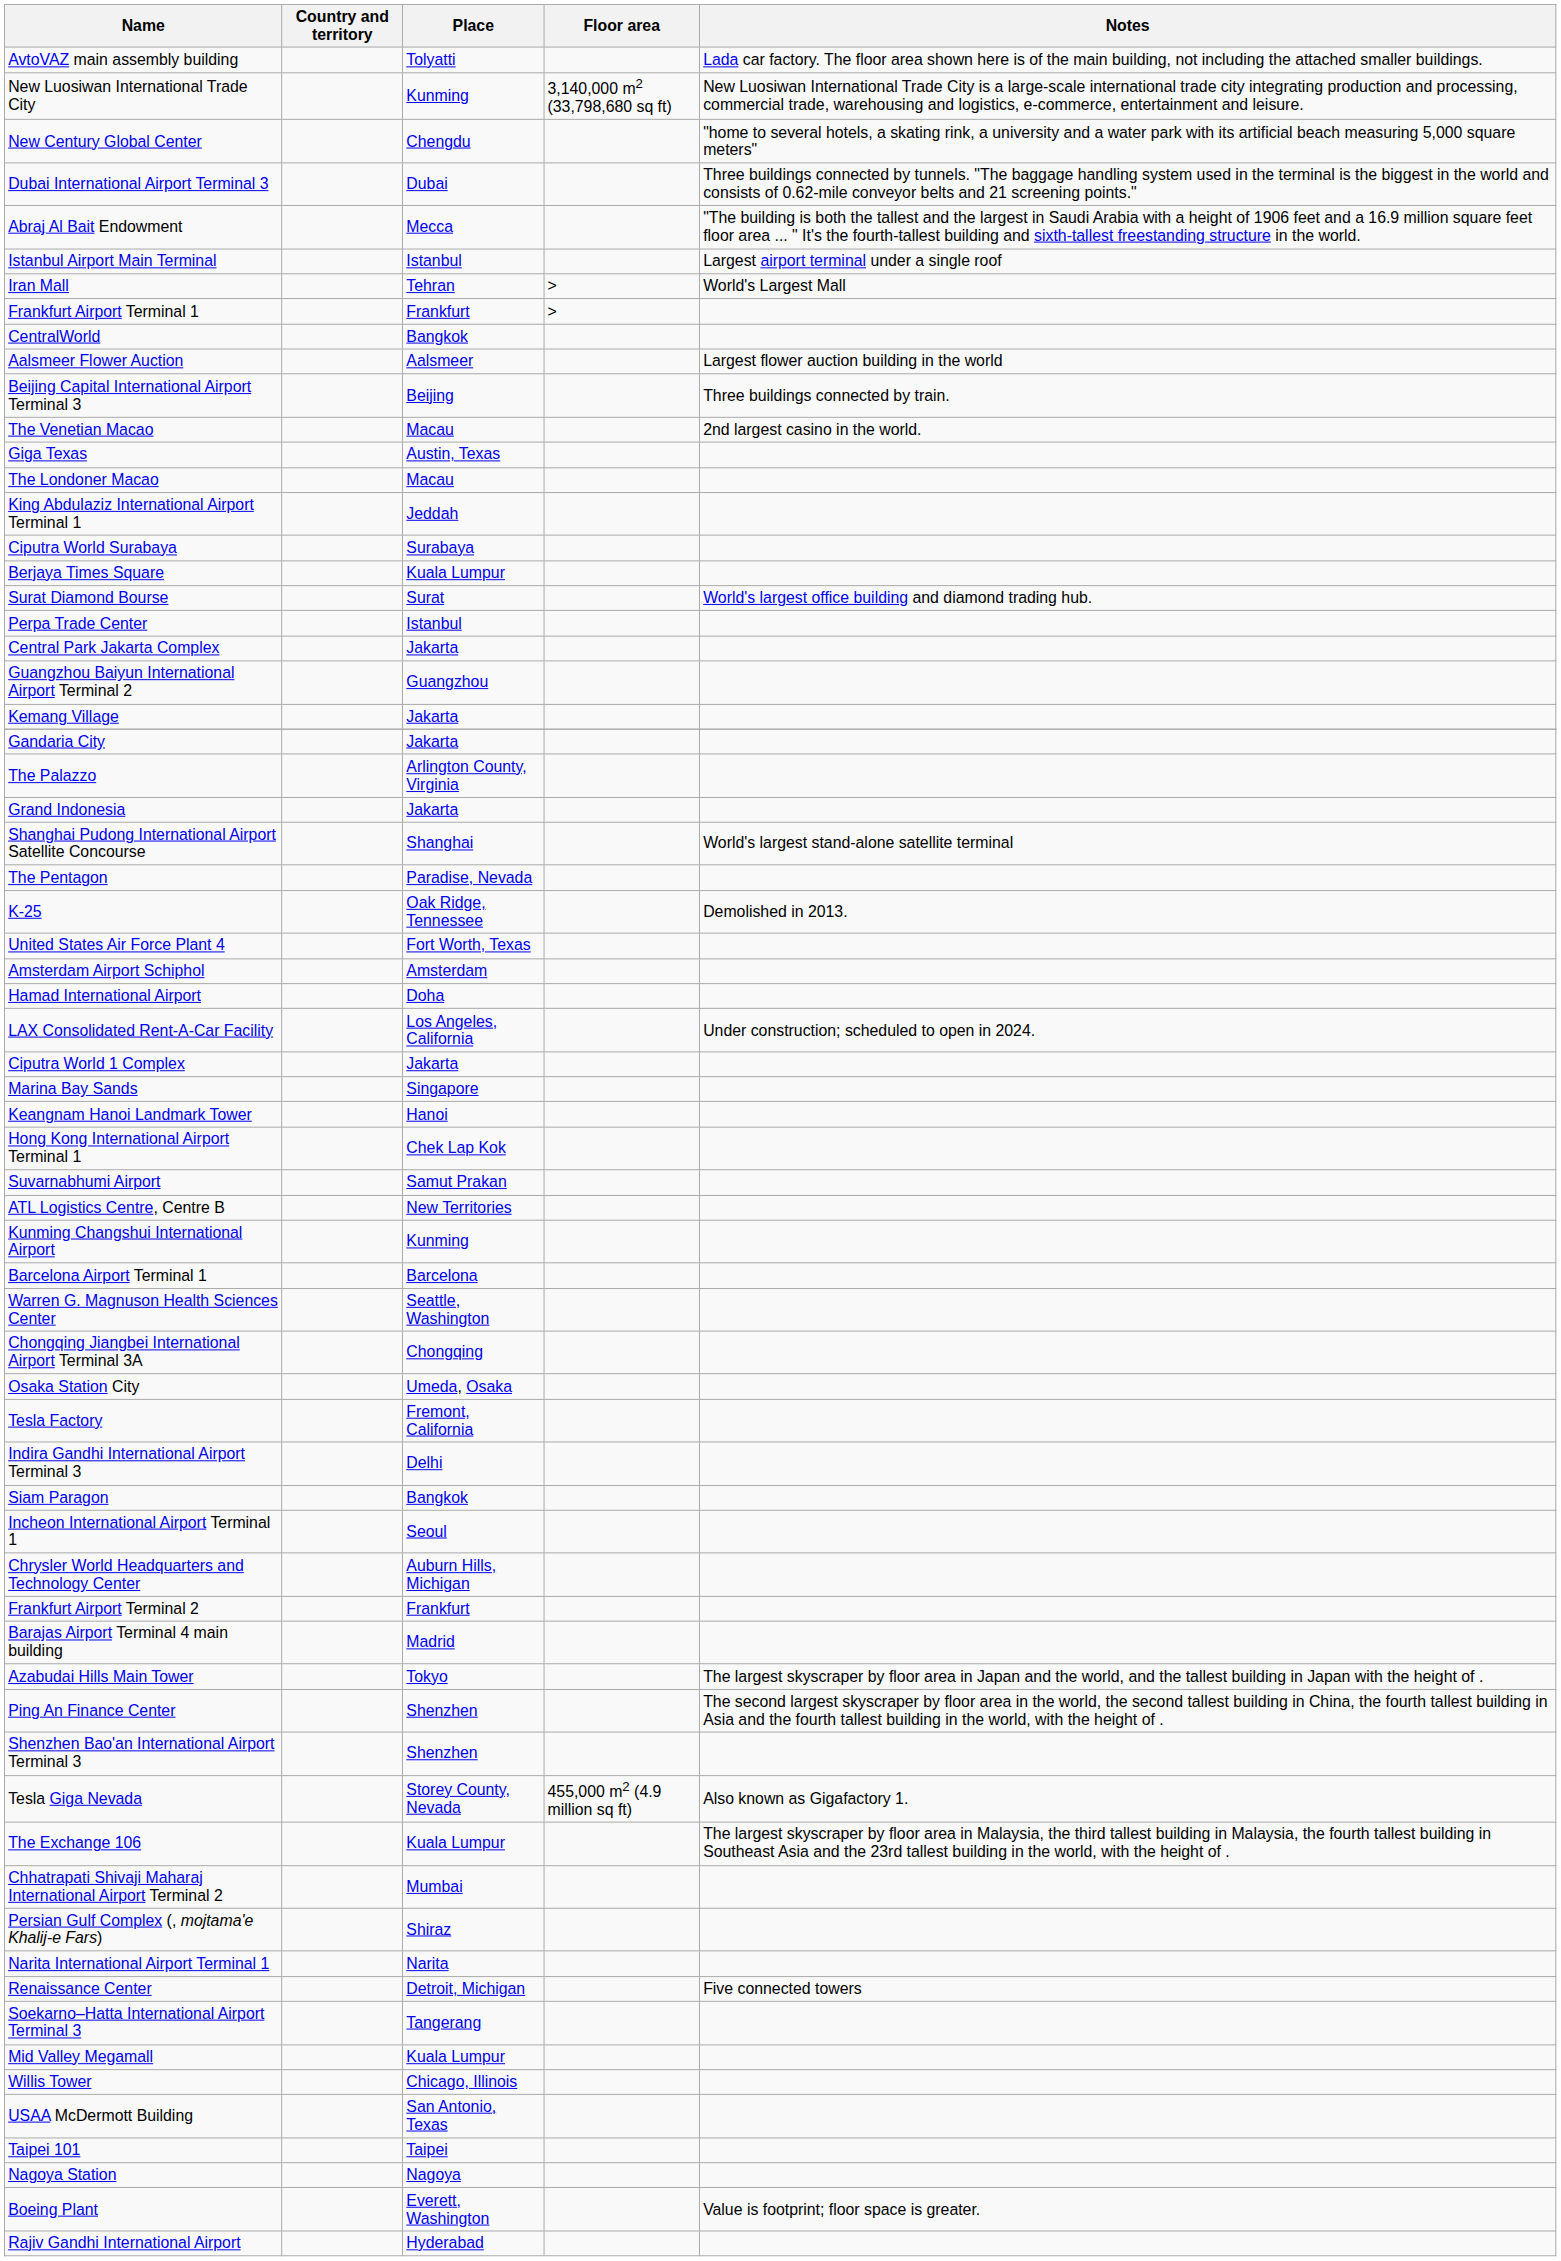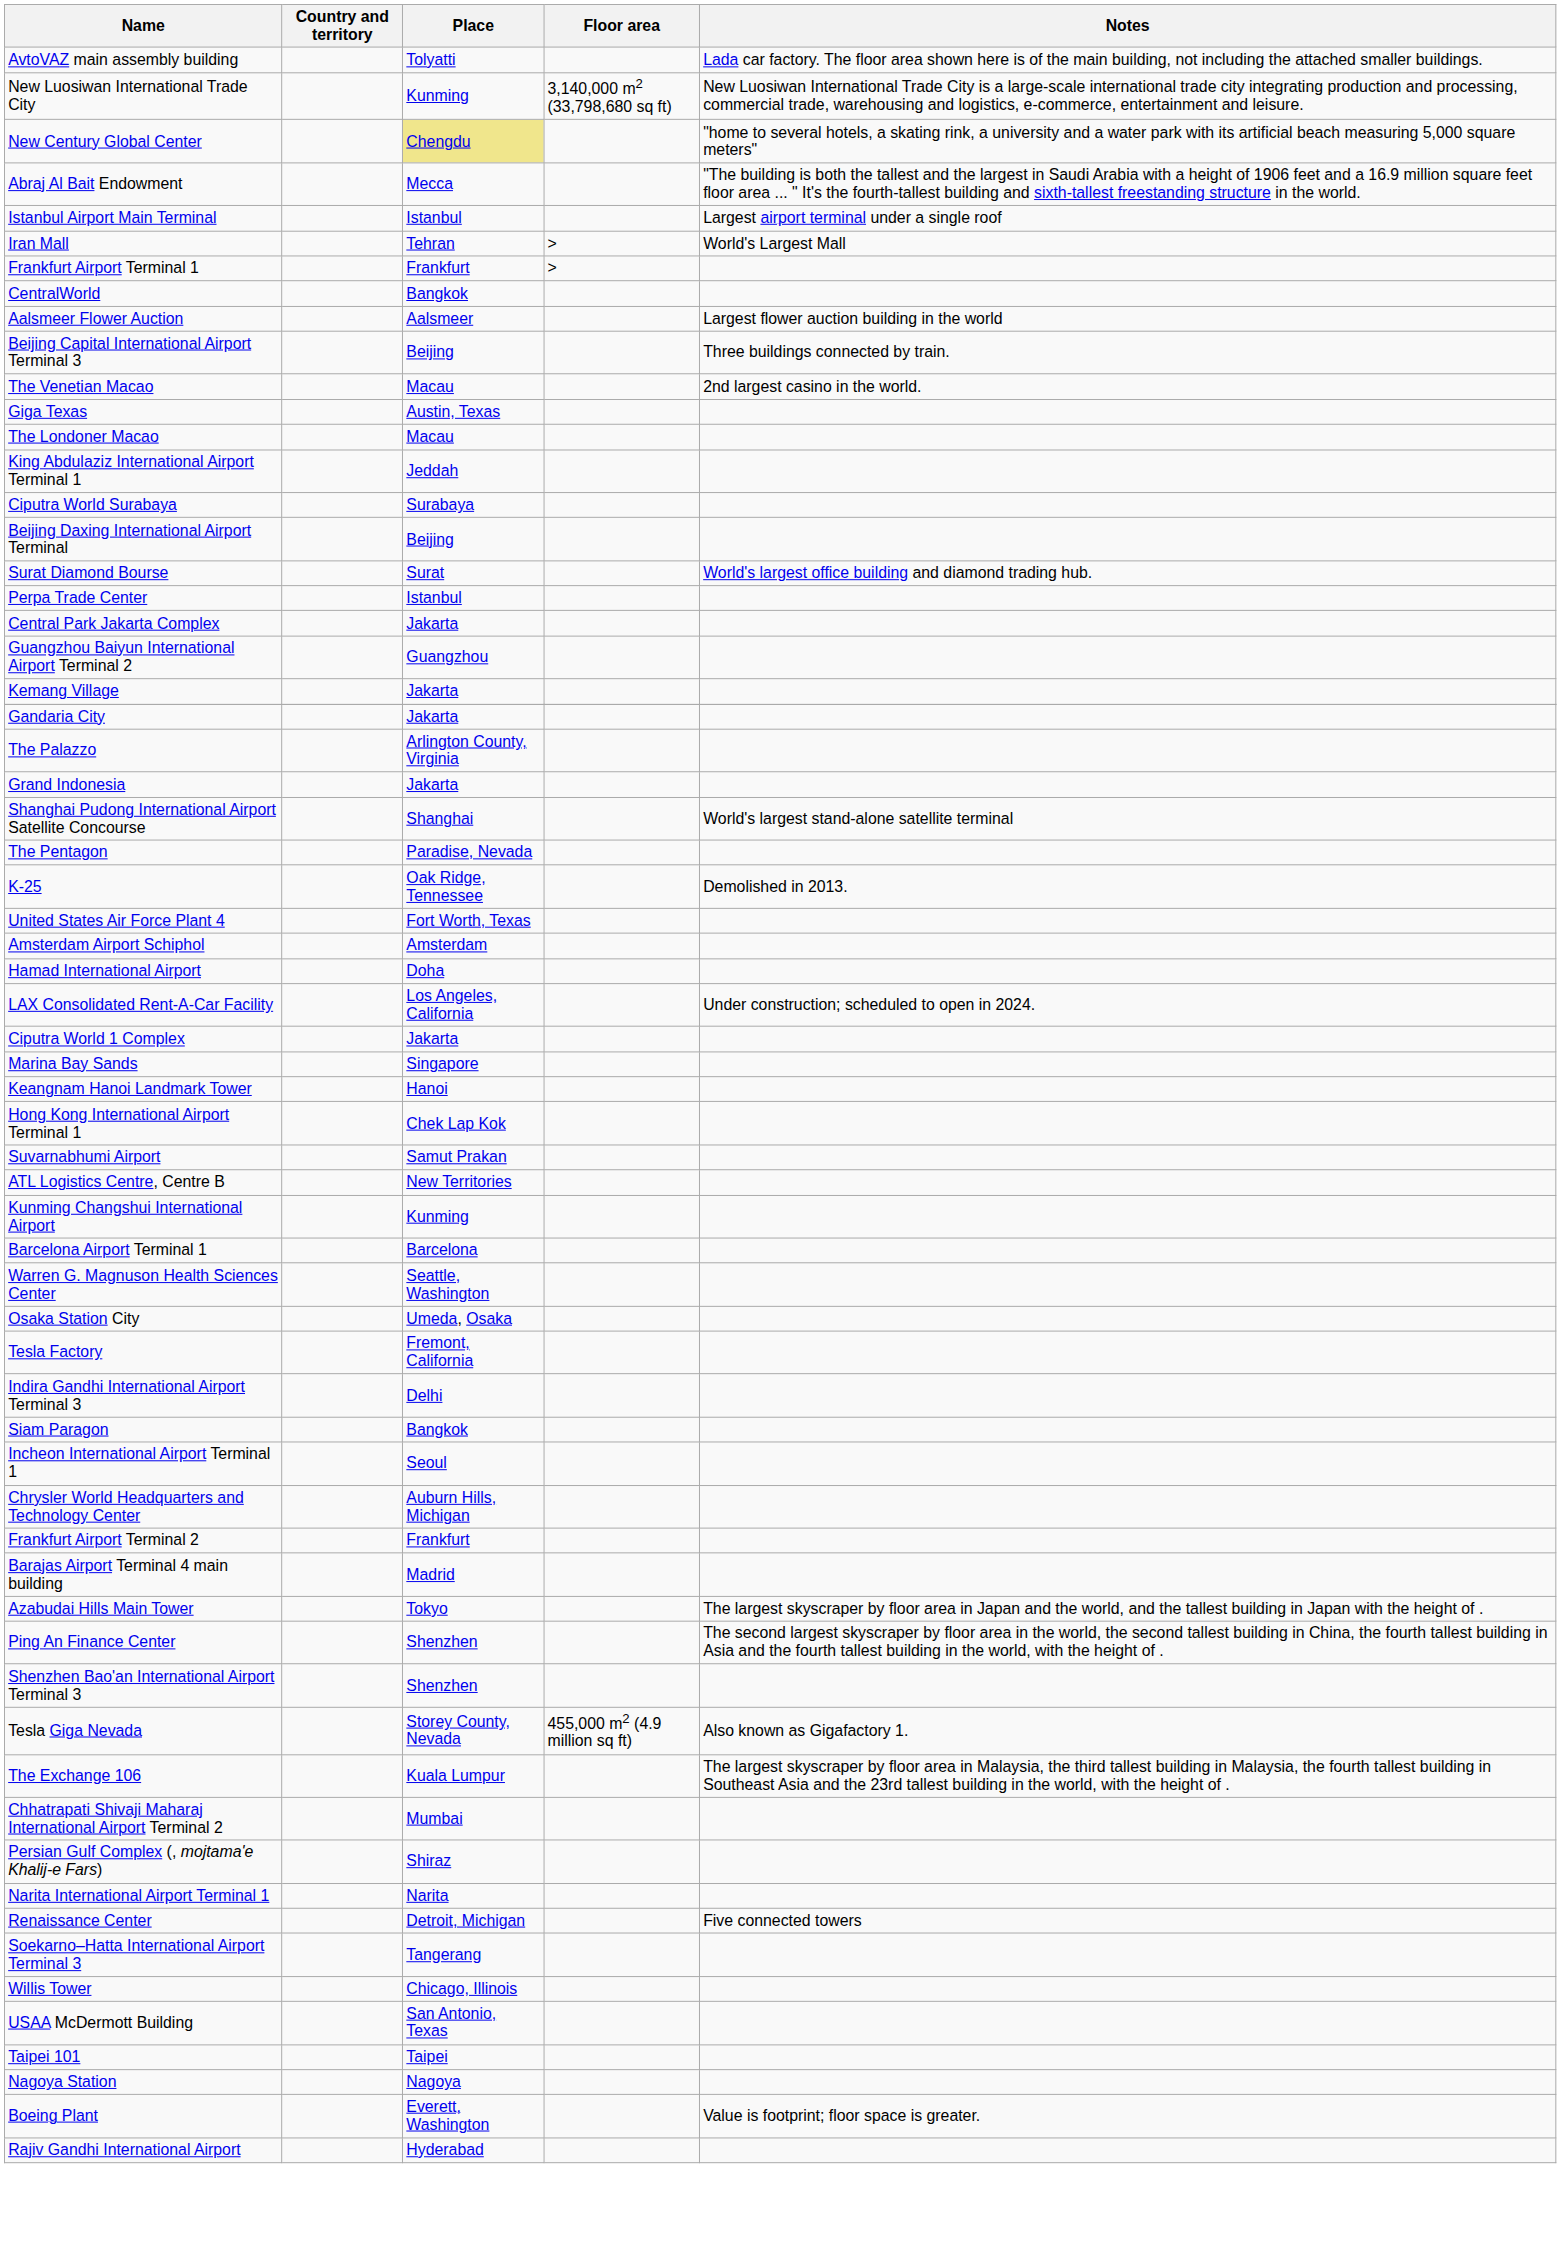(438, 141) no background -> (438, 141) khaki background
- row: (138, 184)
+ row: (130, 539)
- row: (86, 573)
- row: (124, 1352)
- row: (81, 2056)
